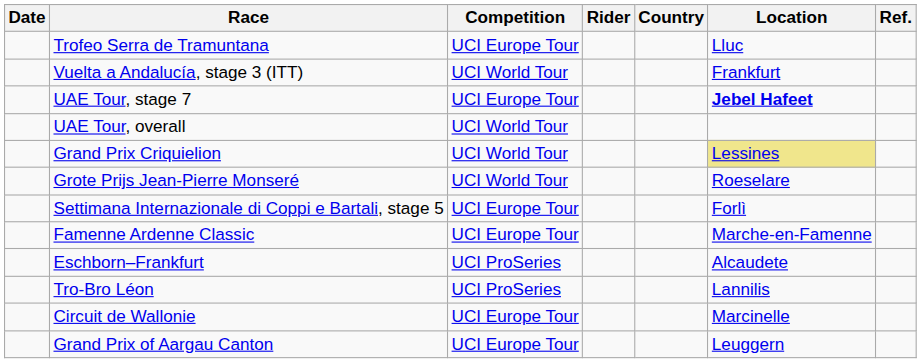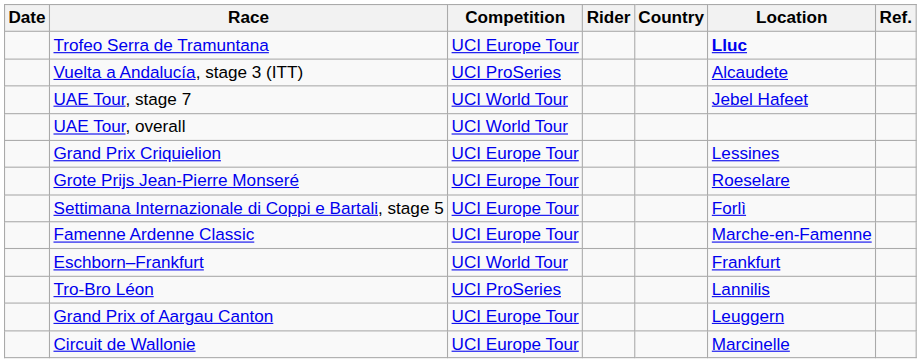(728, 45) normal -> (729, 45) bold
(510, 72) UCI World Tour -> (506, 72) UCI ProSeries
(746, 72) Frankfurt -> (750, 72) Alcaudete
(515, 99) UCI Europe Tour -> (510, 99) UCI World Tour
(762, 99) bold -> (760, 99) normal
(510, 153) UCI World Tour -> (515, 153) UCI Europe Tour
(746, 153) khaki background -> (746, 153) no background
(510, 180) UCI World Tour -> (515, 180) UCI Europe Tour
(506, 262) UCI ProSeries -> (510, 262) UCI World Tour
(750, 262) Alcaudete -> (746, 262) Frankfurt
rows swapped: (125, 316) <-> (163, 343)
